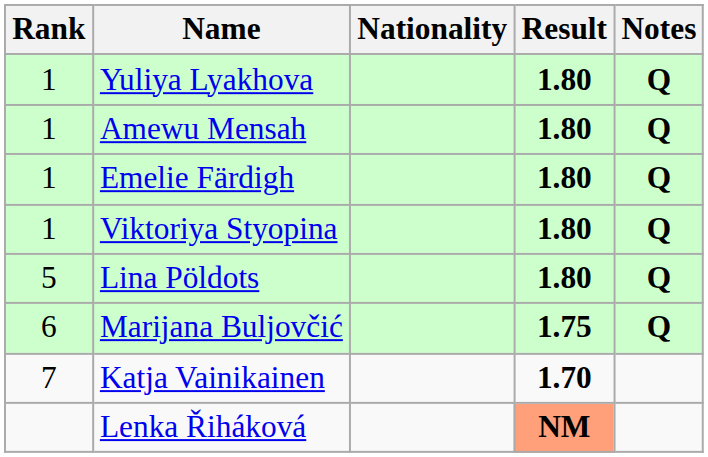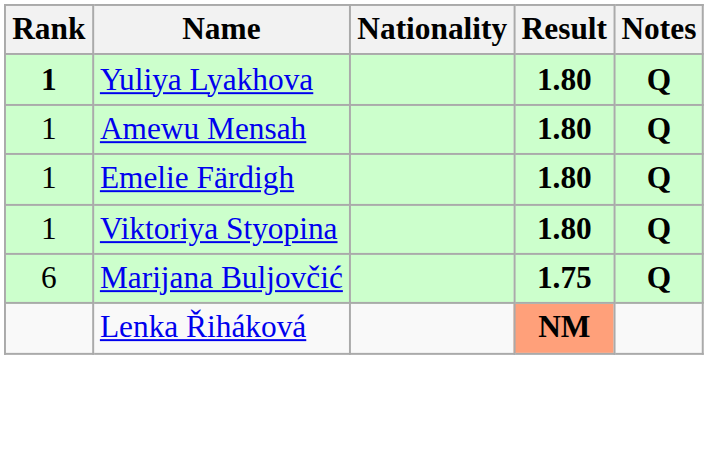(49, 79) normal -> (49, 79) bold
- row: (180, 278)
- row: (212, 377)
